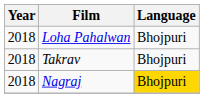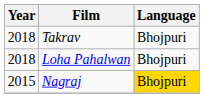rows swapped: (86, 37) <-> (61, 59)
(22, 81) 2018 -> (22, 81) 2015
